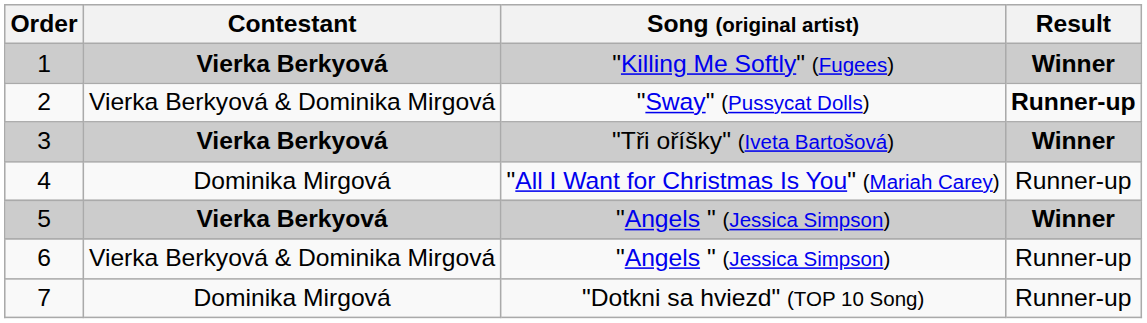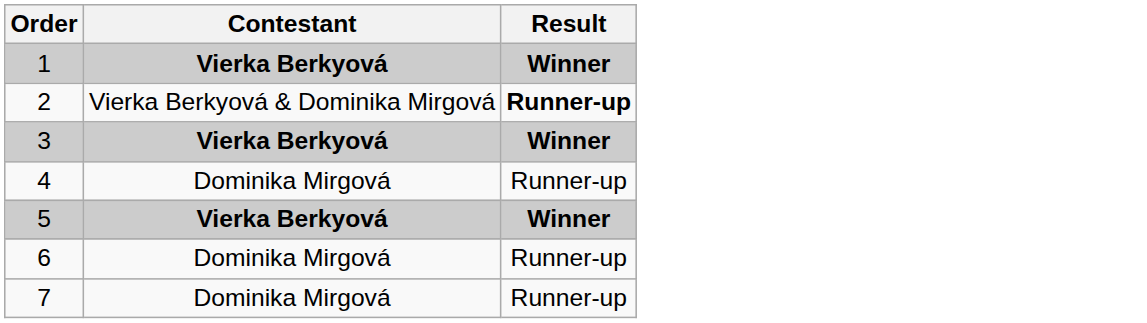- column: (753, 24)
(292, 258) Vierka Berkyová & Dominika Mirgová -> (292, 258) Dominika Mirgová
